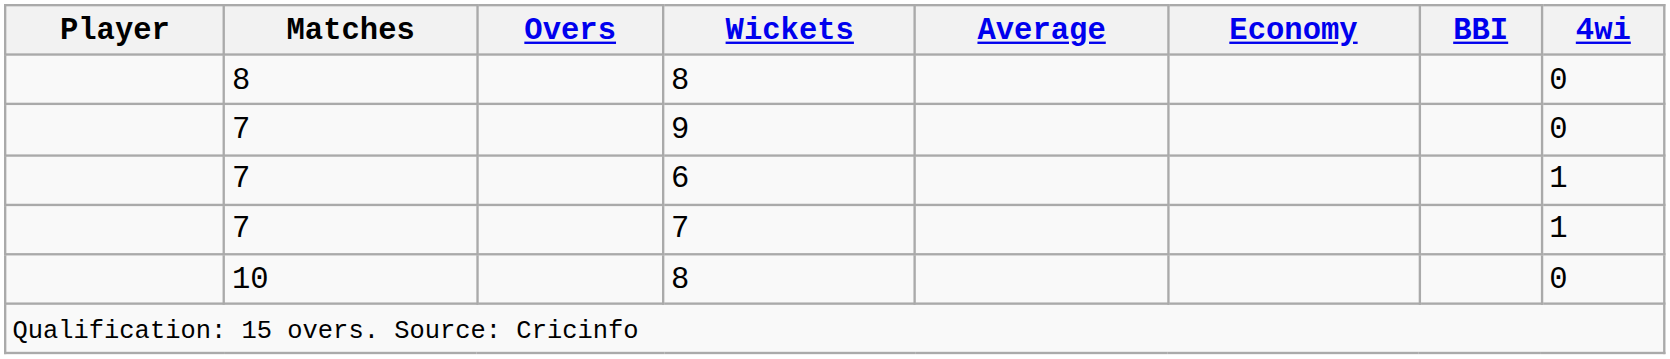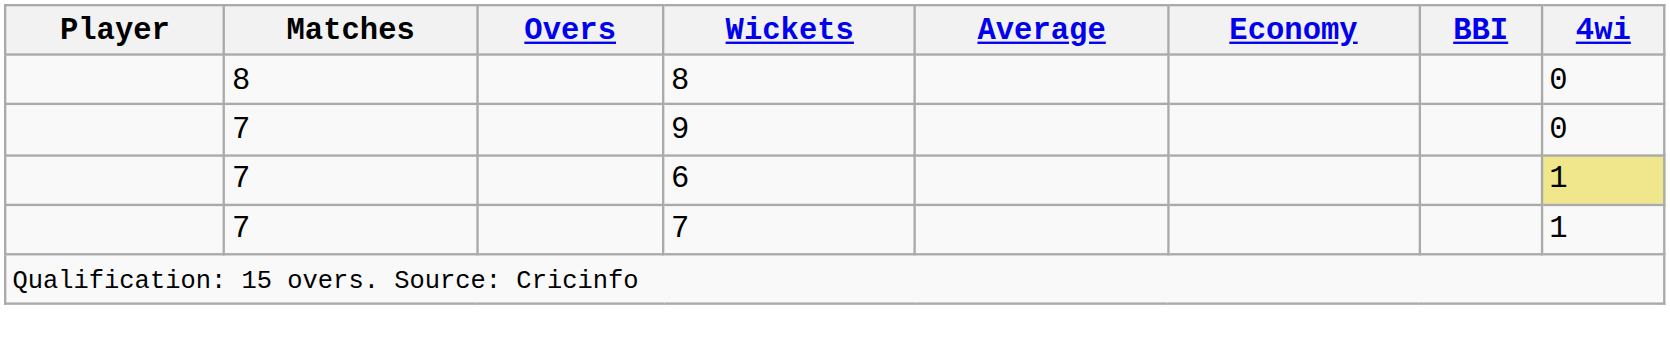(1558, 179) no background -> (1558, 179) khaki background
- row: (250, 279)
